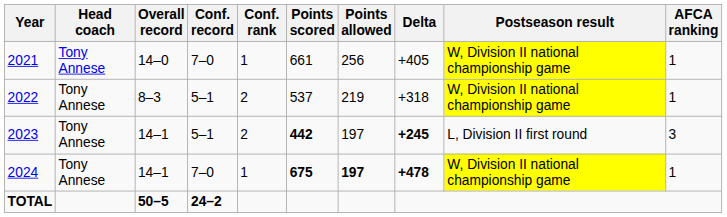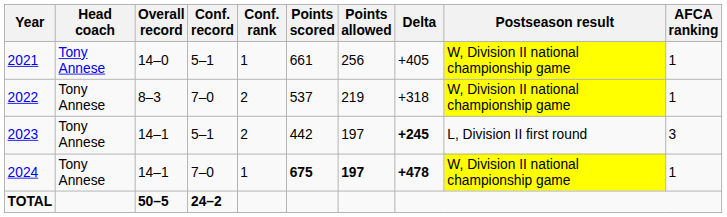(202, 60) 7–0 -> (202, 60) 5–1
(202, 97) 5–1 -> (202, 97) 7–0
(301, 135) bold -> (301, 135) normal
